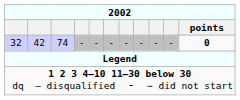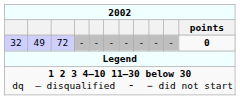(39, 43) 42 -> (39, 43) 49
(62, 43) 74 -> (62, 43) 72
